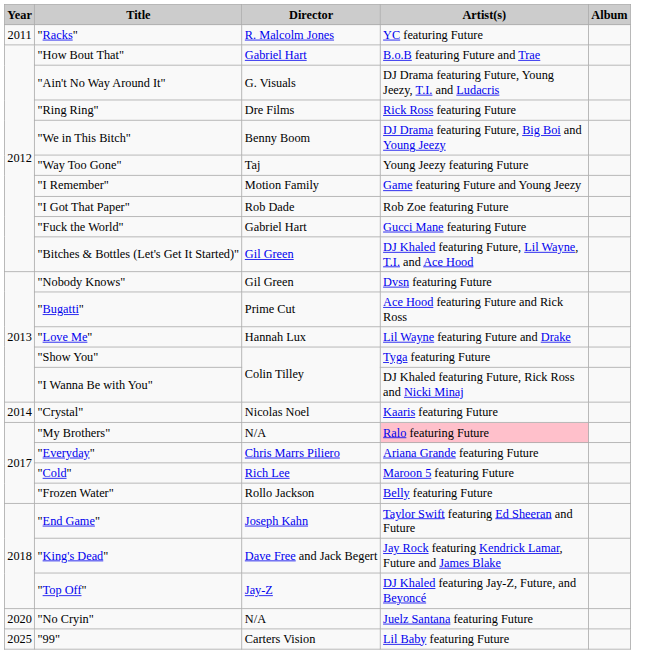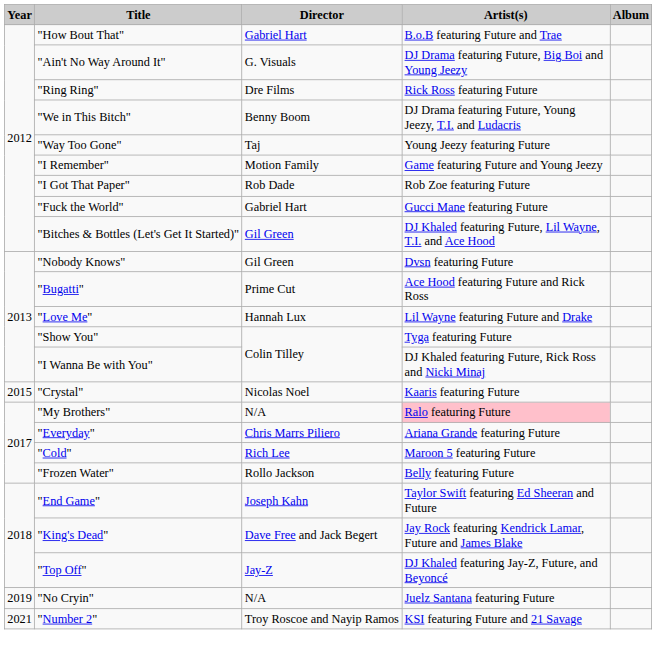- row: (58, 35)
(469, 83) DJ Drama featuring Future, Young Jeezy, T.I. and Ludacris -> (504, 62) DJ Drama featuring Future, Big Boi and Young Jeezy
(482, 138) DJ Drama featuring Future, Big Boi and Young Jeezy -> (490, 117) DJ Drama featuring Future, Young Jeezy, T.I. and Ludacris
(20, 412) 2014 -> (20, 392) 2015
(20, 618) 2020 -> (20, 598) 2019
+ row: (67, 618)
- row: (49, 638)
